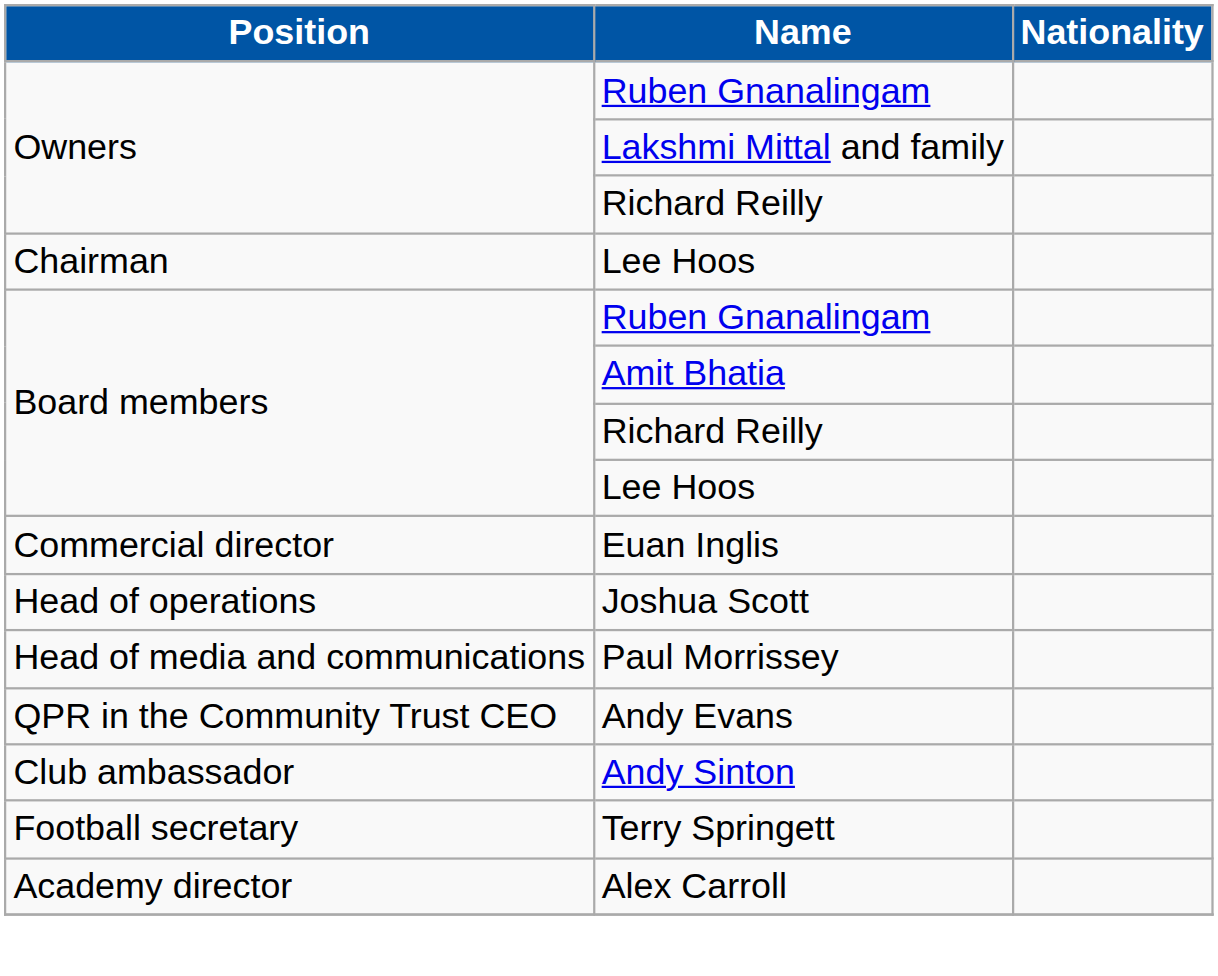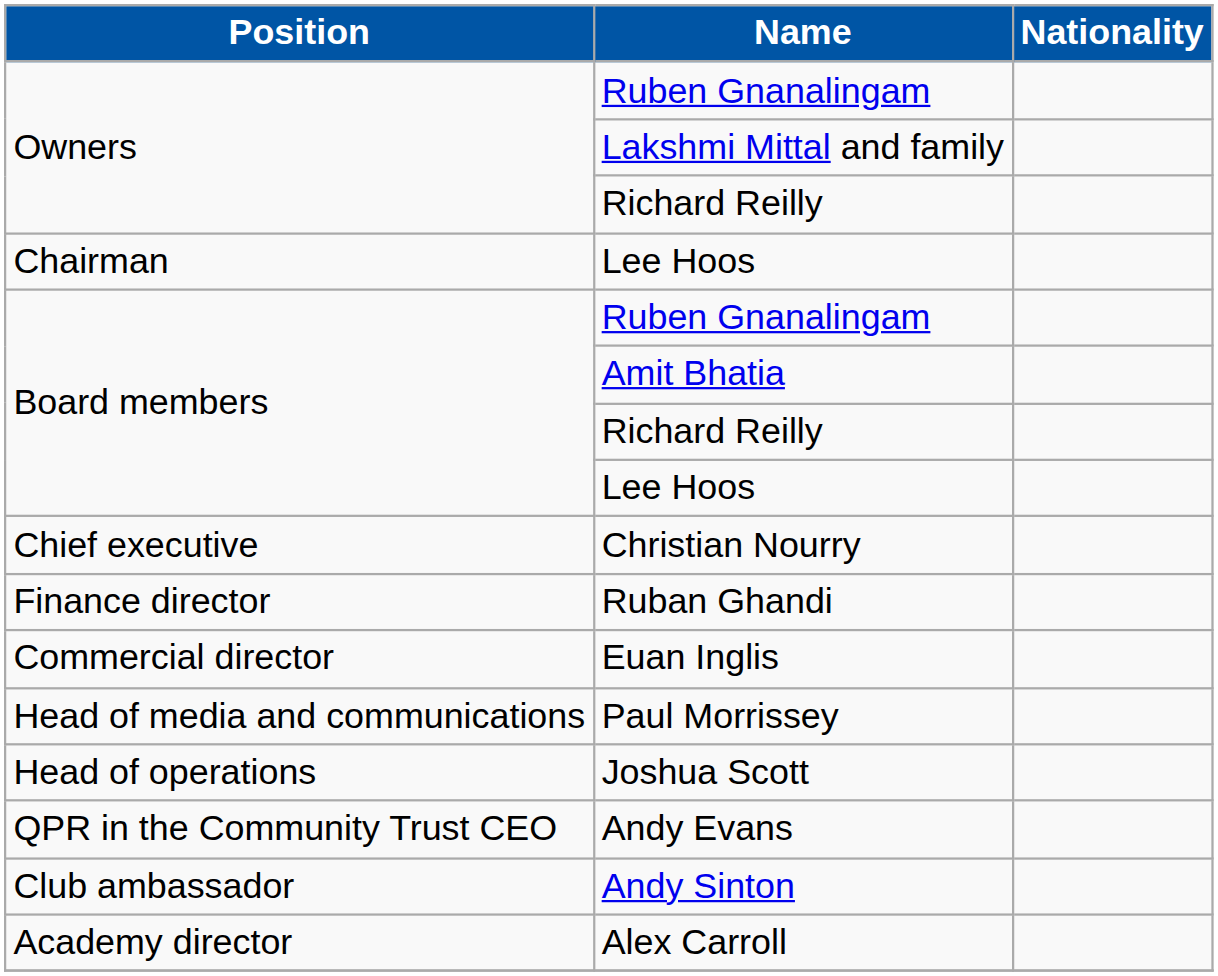+ row: (136, 544)
+ row: (142, 601)
rows swapped: (299, 658) <-> (165, 601)
- row: (156, 828)
